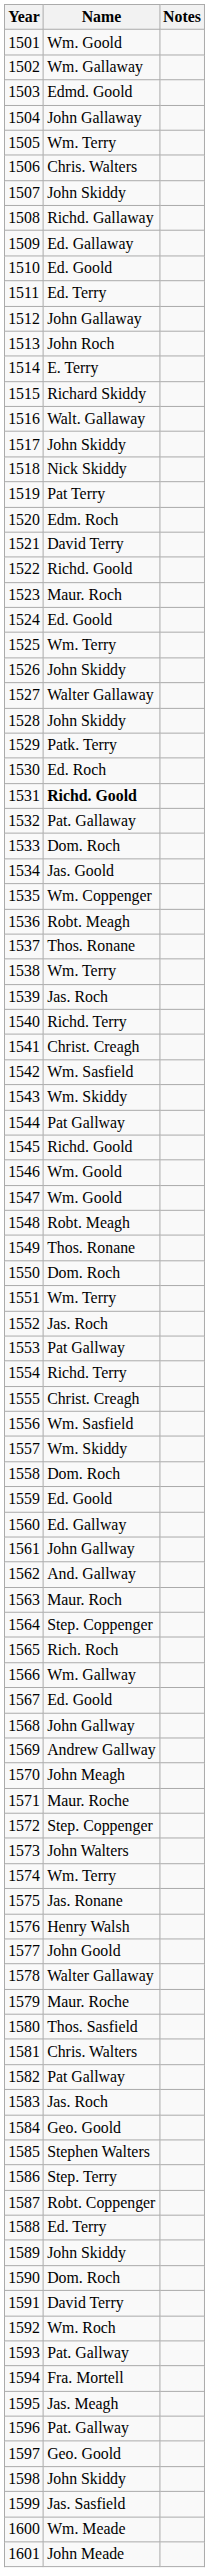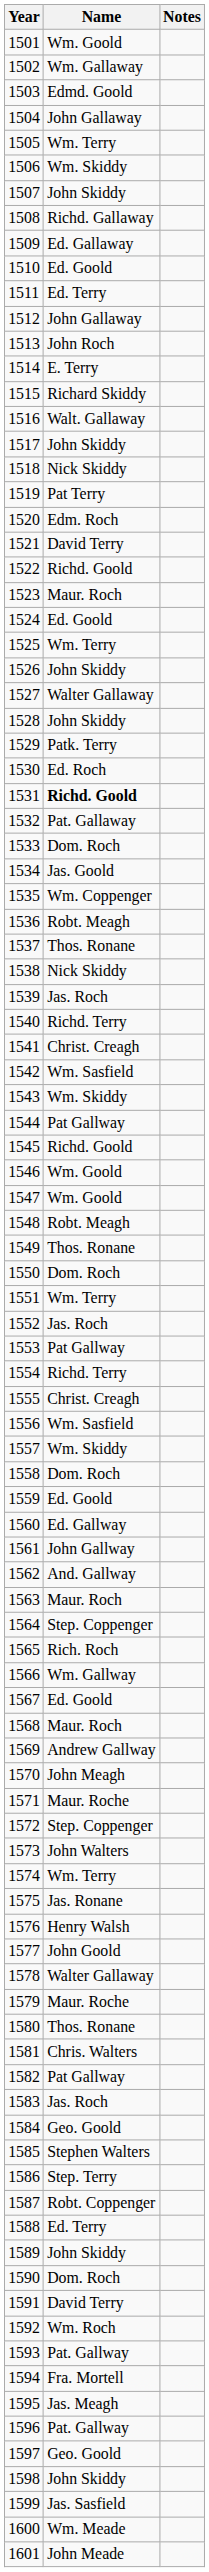(92, 167) Chris. Walters -> (87, 167) Wm. Skiddy
(82, 971) Wm. Terry -> (87, 971) Nick Skiddy
(91, 1725) John Gallway -> (85, 1725) Maur. Roch
(92, 2026) Thos. Sasfield -> (91, 2026) Thos. Ronane
